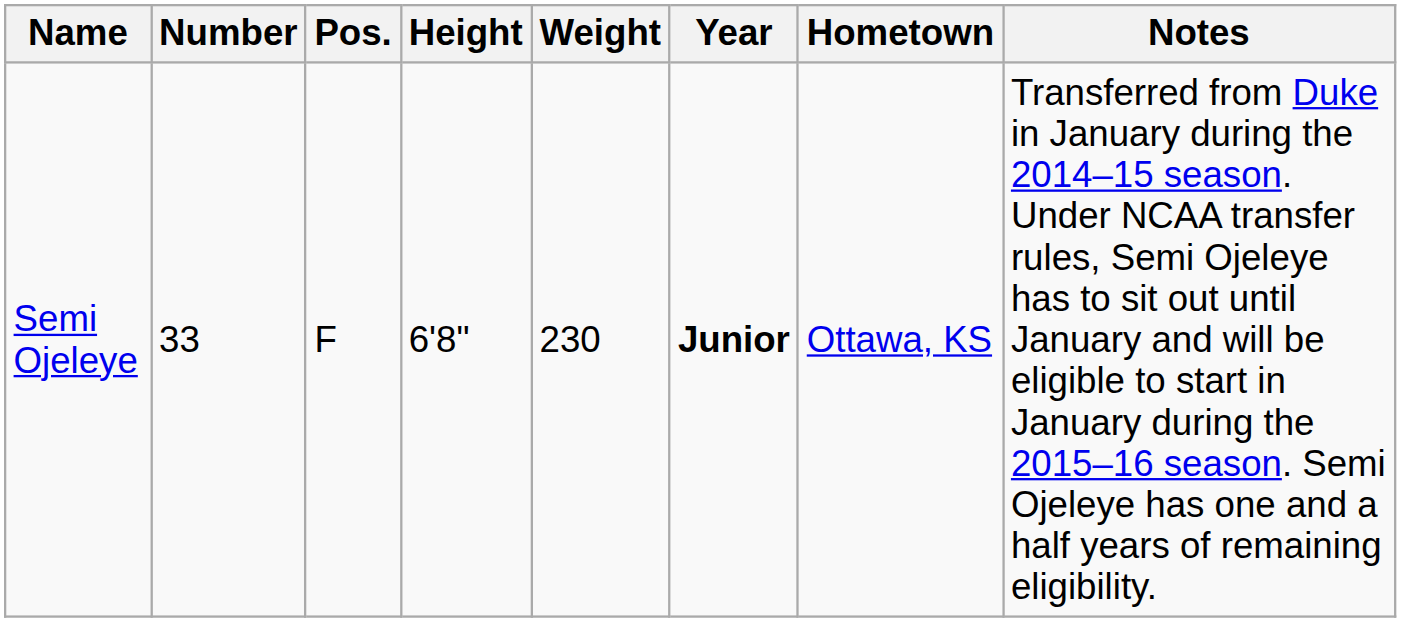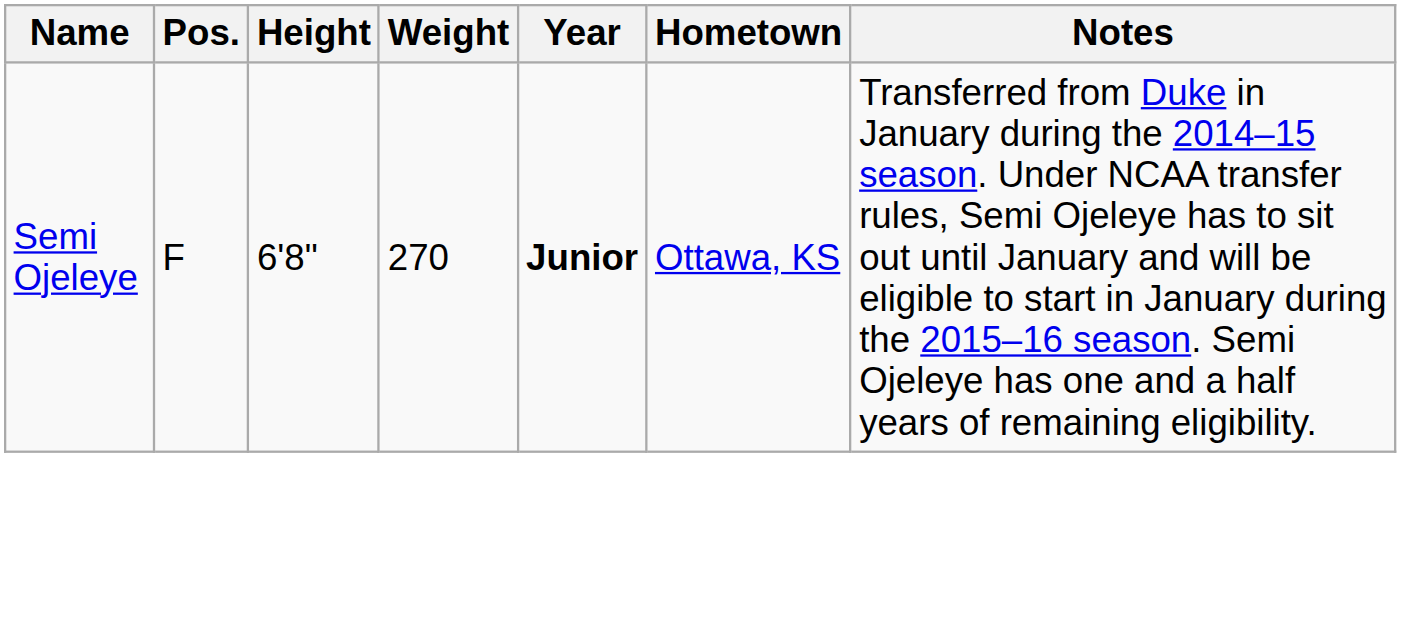- column: (228, 33)
(570, 338) 230 -> (418, 256) 270
